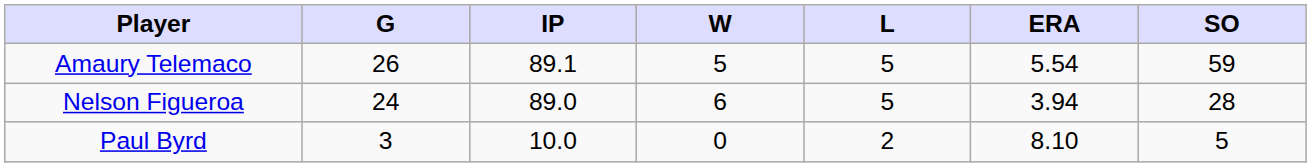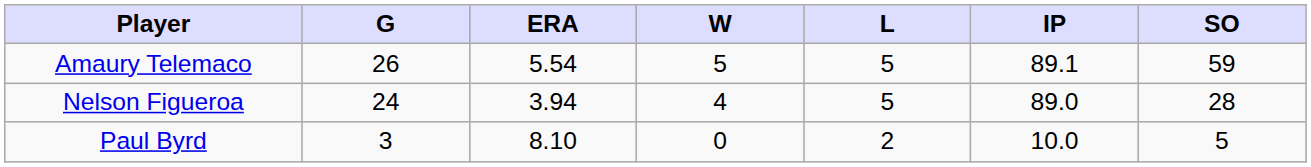columns swapped: (553, 24) <-> (1055, 24)
(720, 102) 6 -> (720, 102) 4
